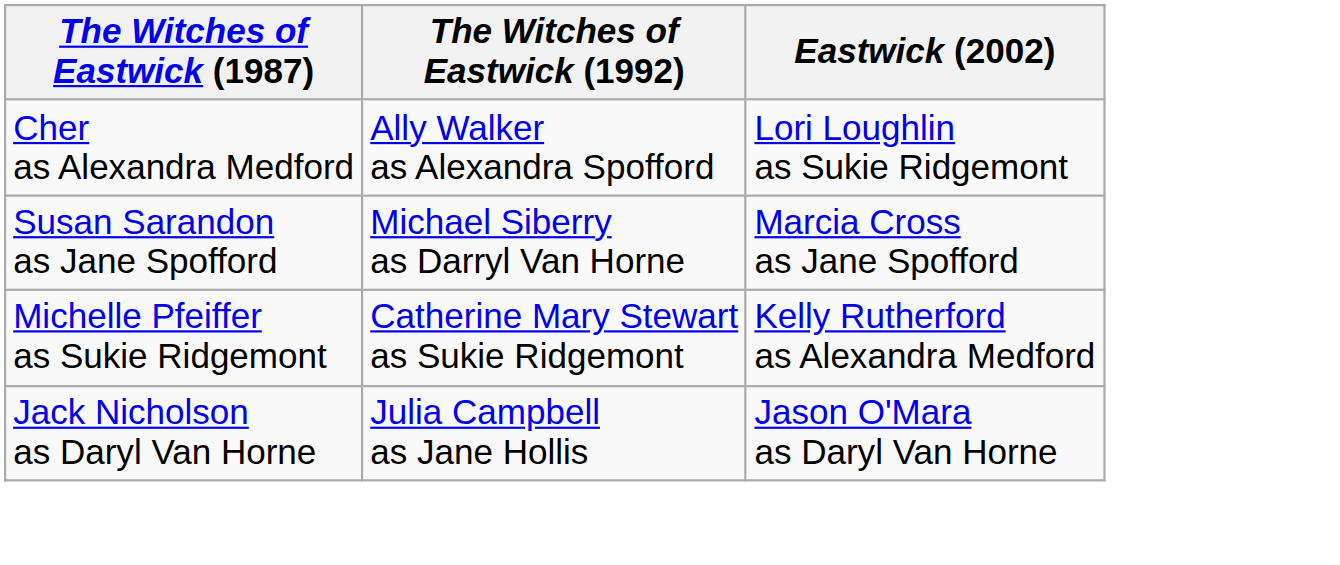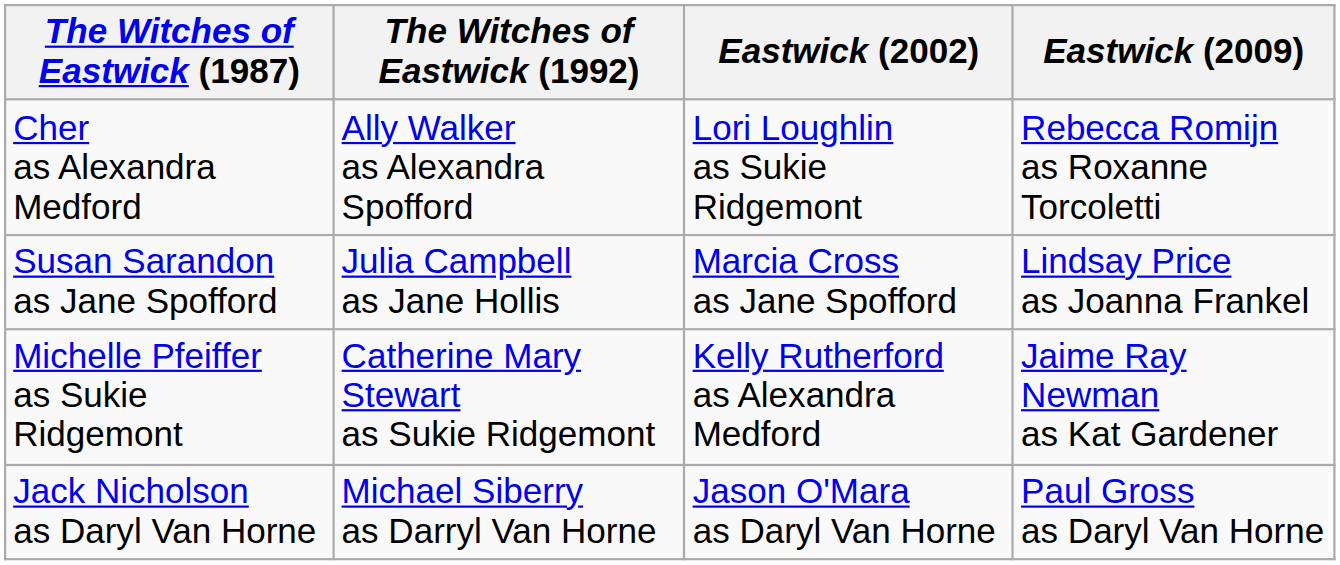+ column: (1174, 51)
(528, 241) Michael Siberry as Darryl Van Horne -> (457, 281) Julia Campbell as Jane Hollis
(485, 431) Julia Campbell as Jane Hollis -> (499, 510) Michael Siberry as Darryl Van Horne
